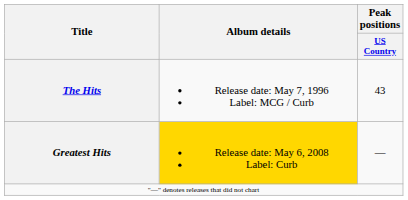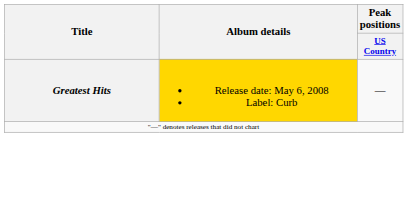- row: (82, 90)
